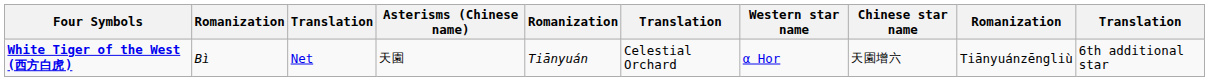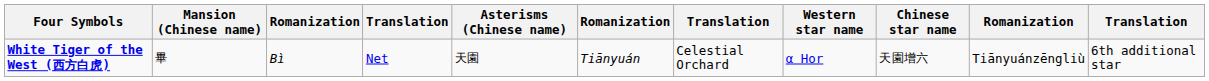+ column: (209, 22)
